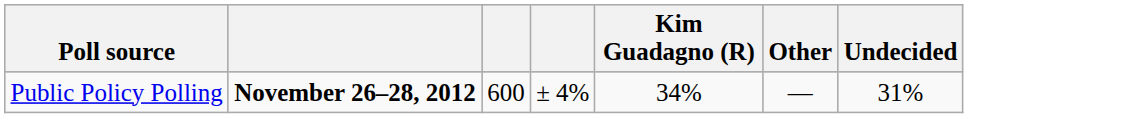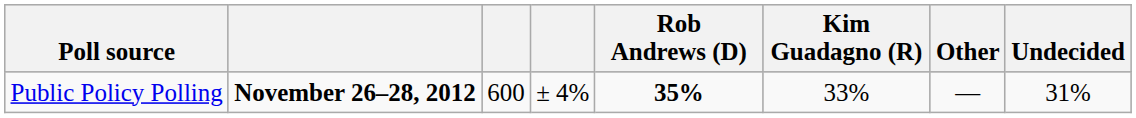+ column: (679, 38)
(679, 91) 34% -> (846, 91) 33%
